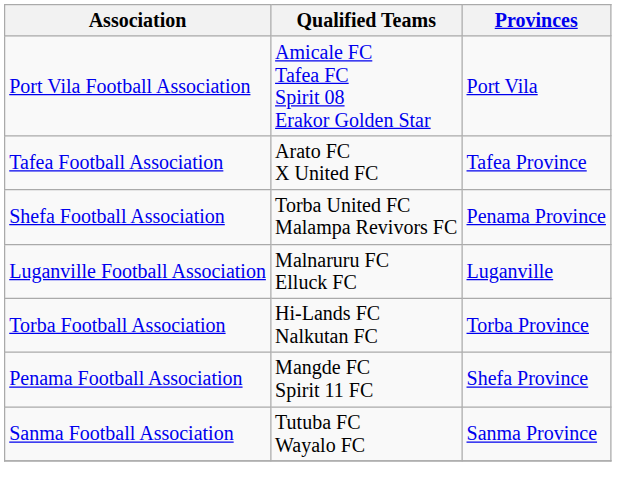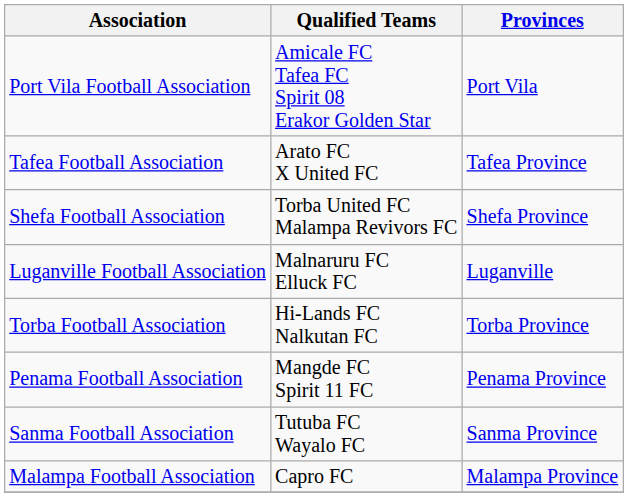(536, 216) Penama Province -> (527, 216) Shefa Province
(527, 379) Shefa Province -> (536, 379) Penama Province
+ row: (132, 476)
